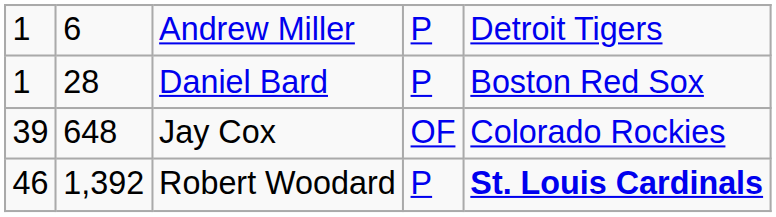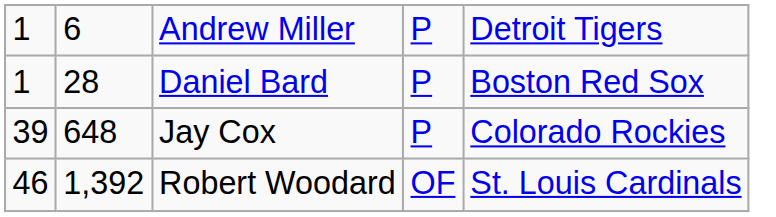(433, 132) OF -> (421, 132) P
(421, 183) P -> (433, 183) OF
(617, 183) bold -> (606, 183) normal
